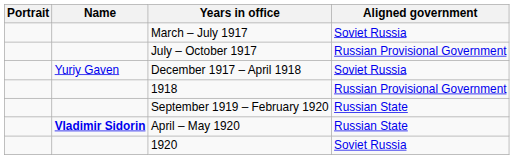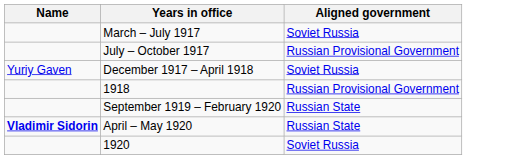- column: (28, 13)
